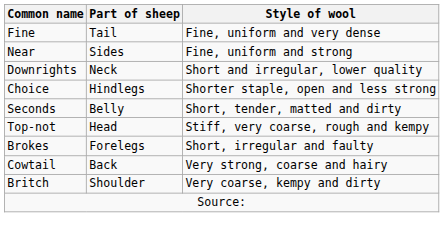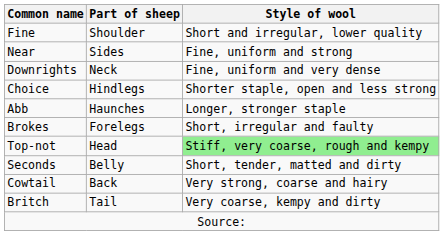(103, 33) Tail -> (117, 33) Shoulder
(283, 33) Fine, uniform and very dense -> (304, 33) Short and irregular, lower quality
(304, 70) Short and irregular, lower quality -> (283, 70) Fine, uniform and very dense
+ row: (18, 108)
rows swapped: (32, 108) <-> (28, 146)
(307, 127) no background -> (307, 146) lightgreen background
(117, 184) Shoulder -> (103, 202) Tail
